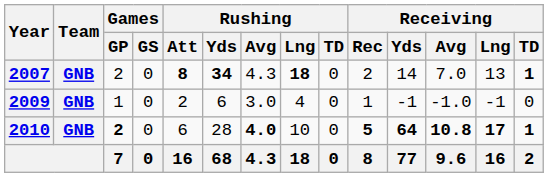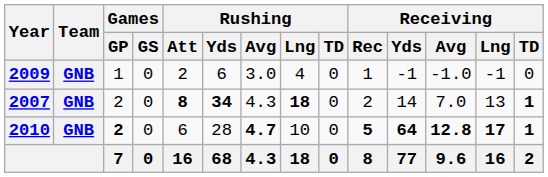rows swapped: (29, 75) <-> (29, 103)
(261, 131) 4.0 -> (261, 131) 4.7
(451, 131) 10.8 -> (451, 131) 12.8
